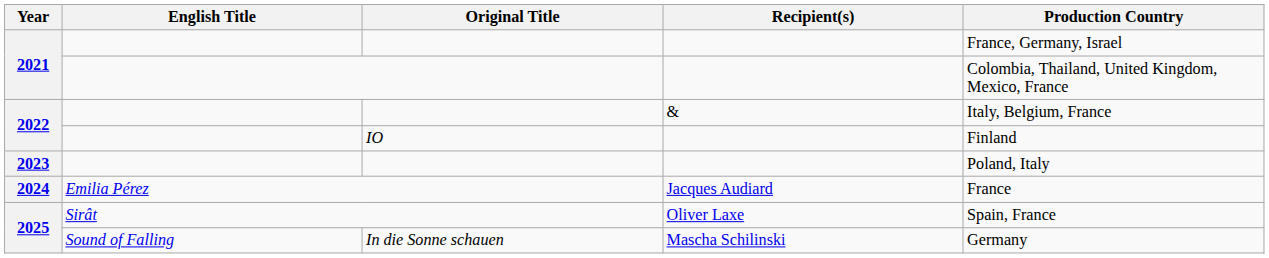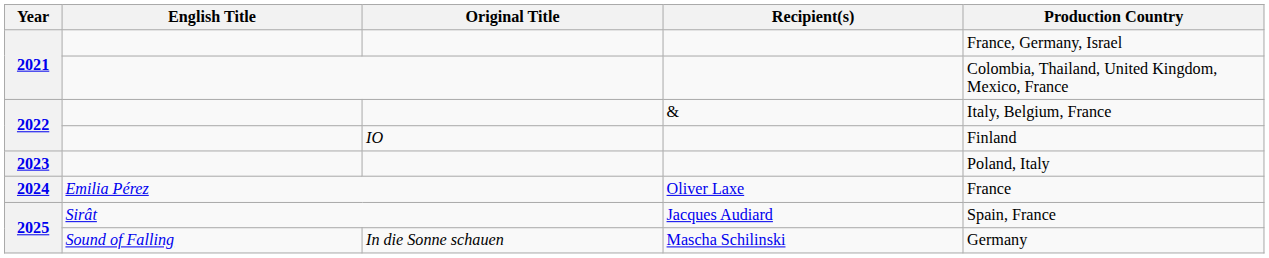(720, 189) Jacques Audiard -> (705, 189) Oliver Laxe
(705, 214) Oliver Laxe -> (720, 214) Jacques Audiard
